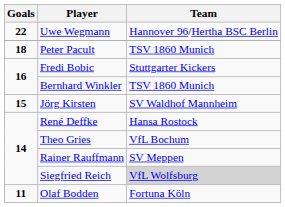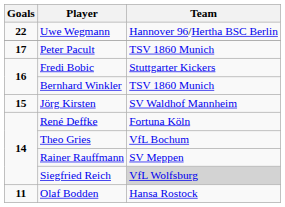(21, 49) 18 -> (21, 49) 17
(163, 121) Hansa Rostock -> (160, 121) Fortuna Köln
(160, 193) Fortuna Köln -> (163, 193) Hansa Rostock
